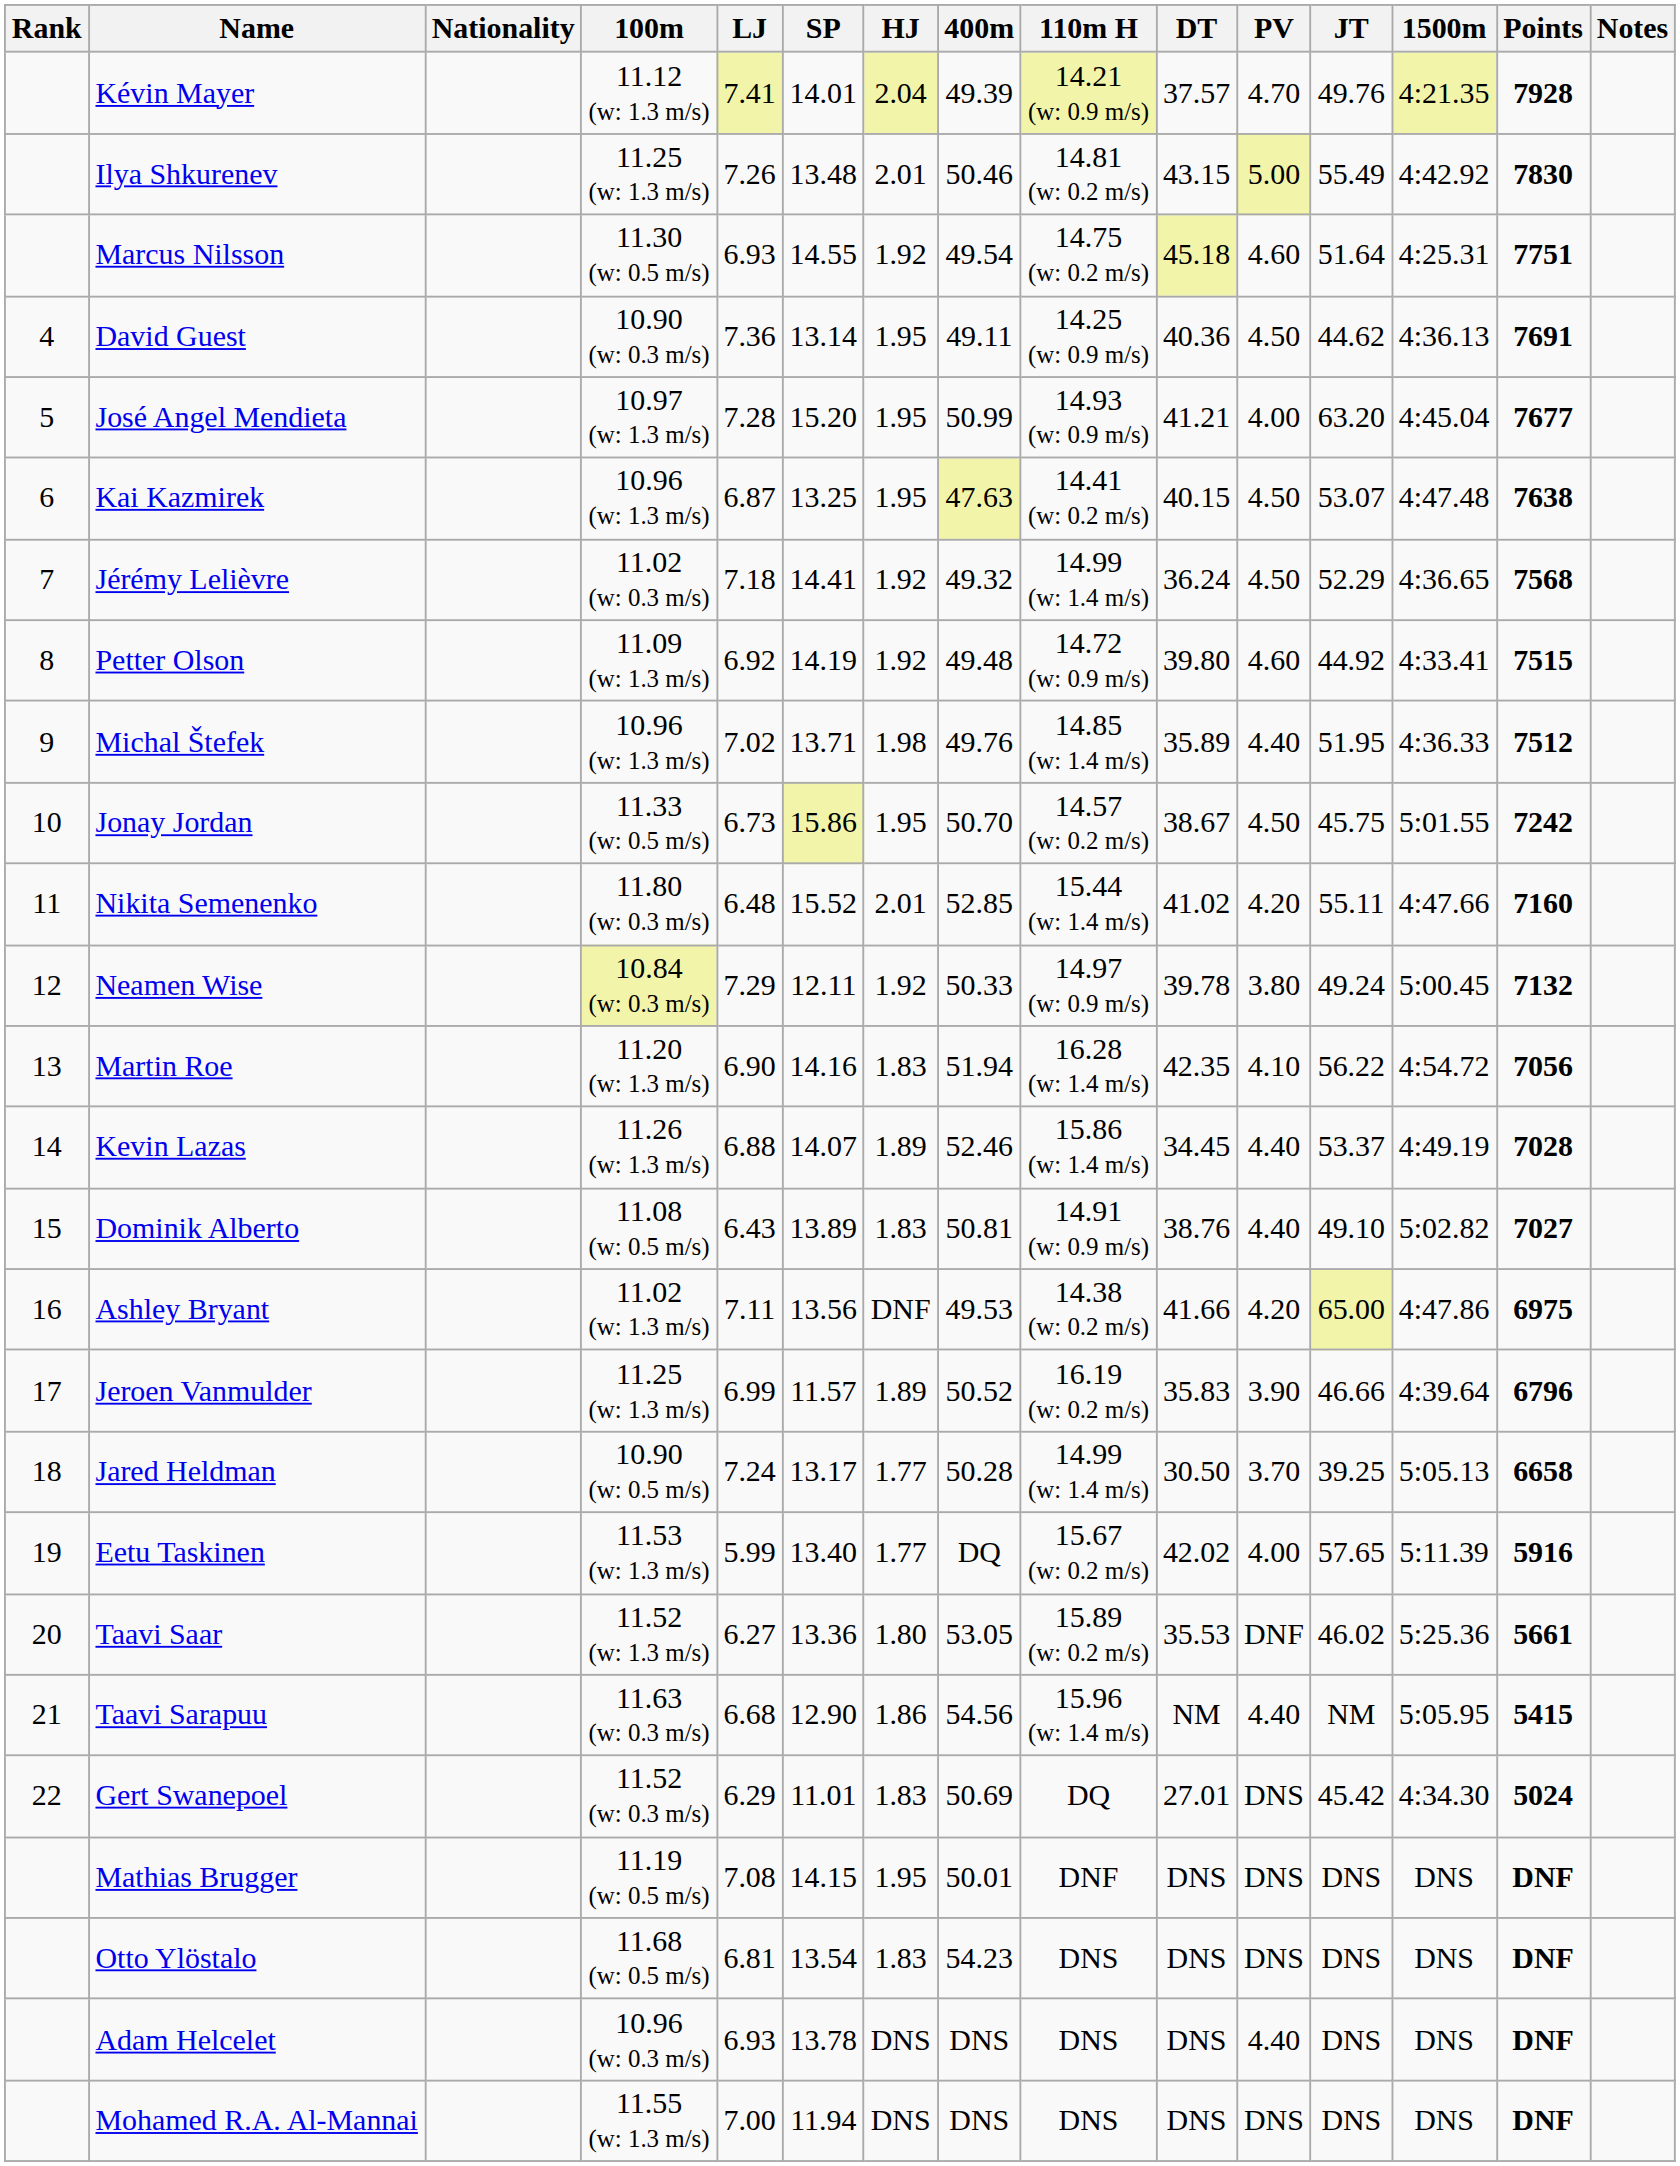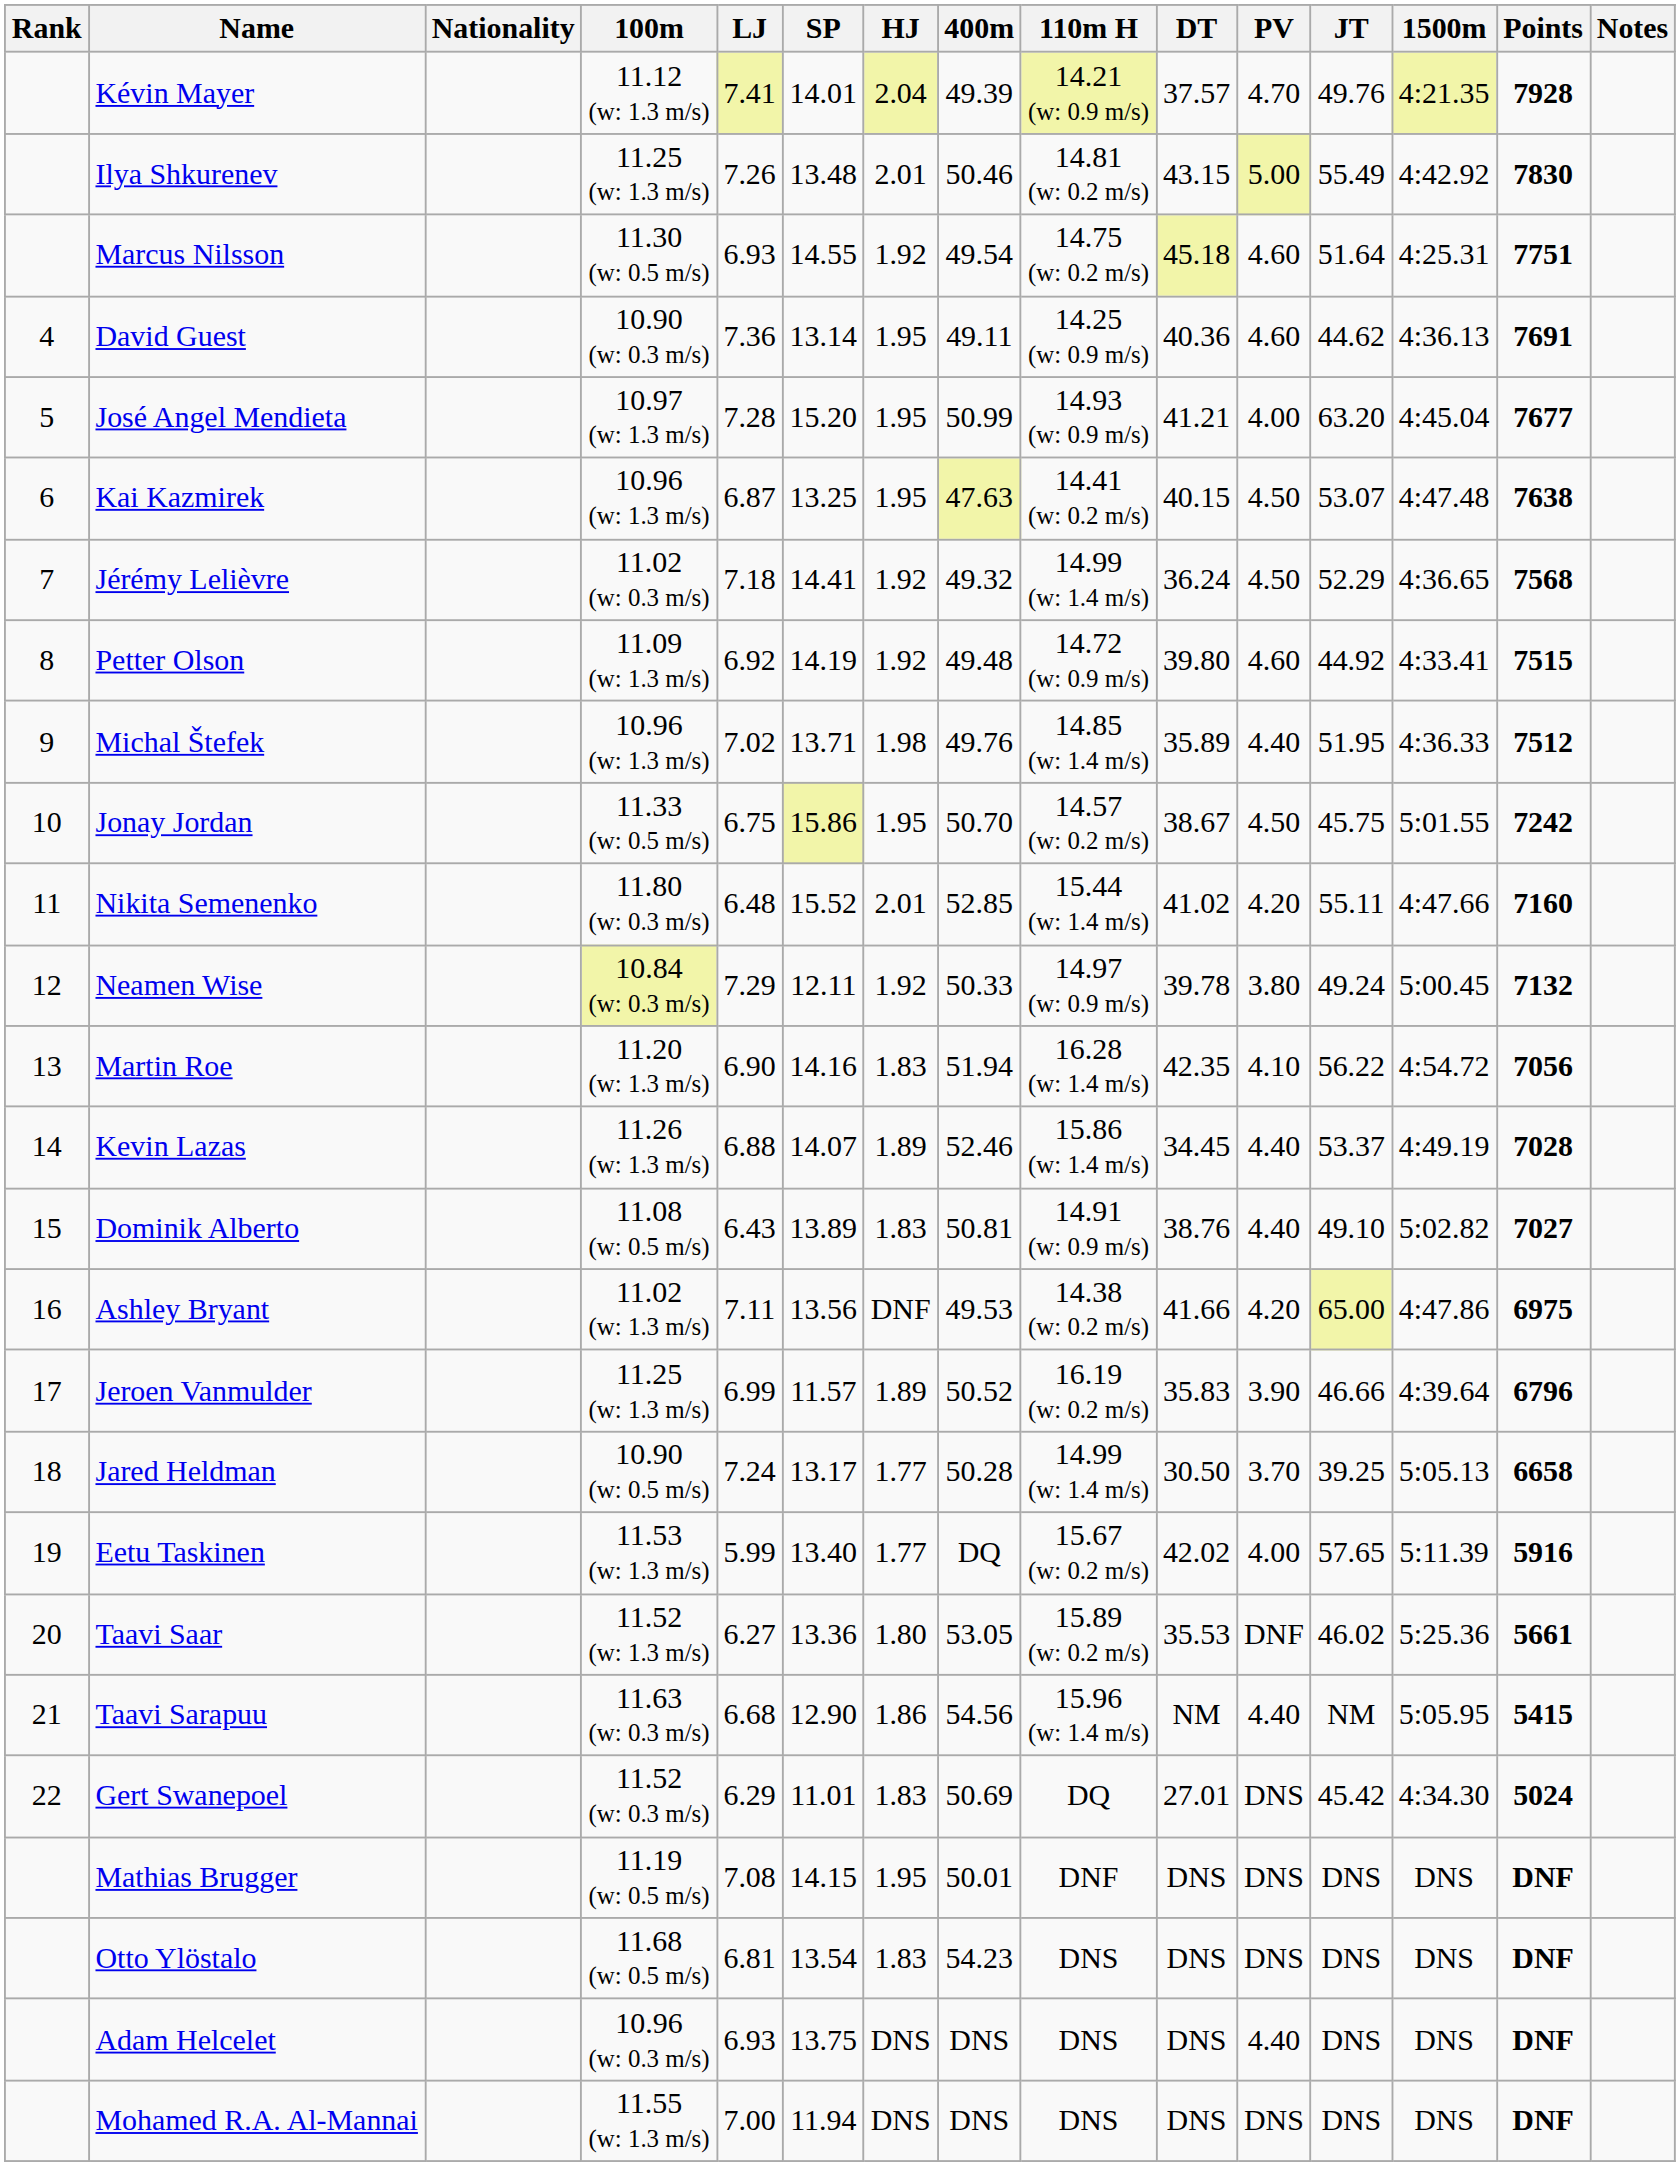(1274, 335) 4.50 -> (1274, 335) 4.60
(750, 822) 6.73 -> (750, 822) 6.75
(823, 2039) 13.78 -> (823, 2039) 13.75
